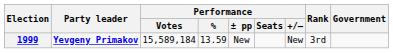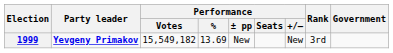(169, 40) 15,589,184 -> (169, 40) 15,549,182
(213, 40) 13.59 -> (213, 40) 13.69
